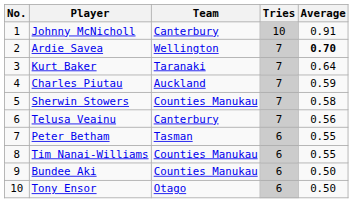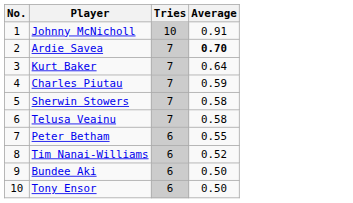- column: (206, 13)
(323, 119) 0.56 -> (214, 119) 0.58
(323, 154) 0.55 -> (214, 154) 0.52
